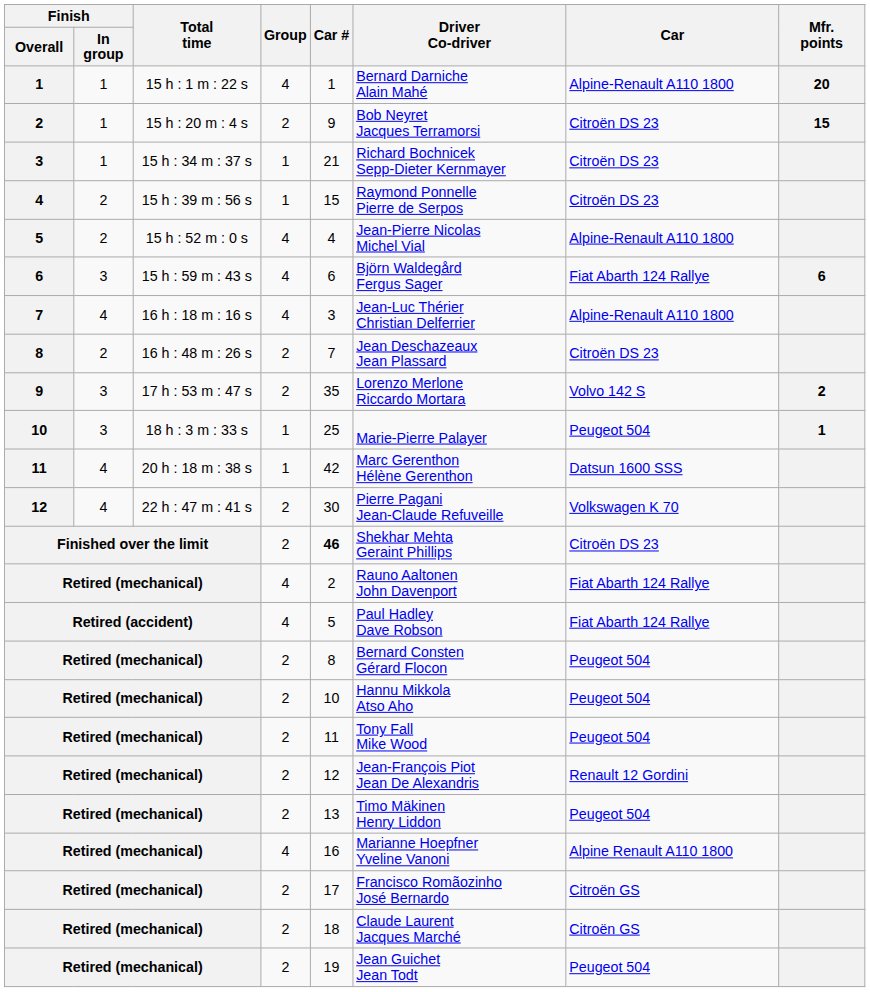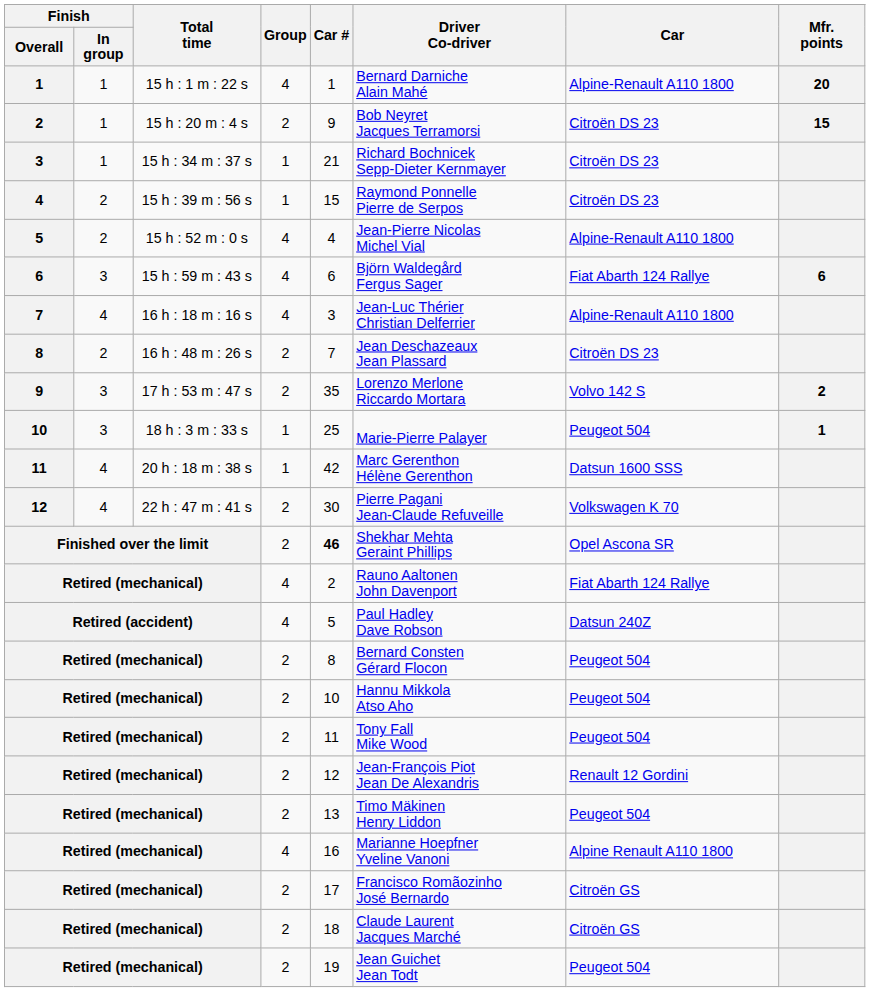(614, 545) Citroën DS 23 -> (622, 545) Opel Ascona SR
(639, 622) Fiat Abarth 124 Rallye -> (610, 622) Datsun 240Z
